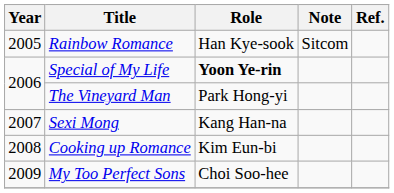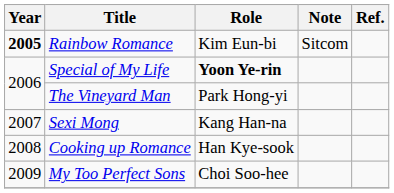(25, 43) normal -> (25, 43) bold
(246, 43) Han Kye-sook -> (237, 43) Kim Eun-bi
(237, 148) Kim Eun-bi -> (246, 148) Han Kye-sook
